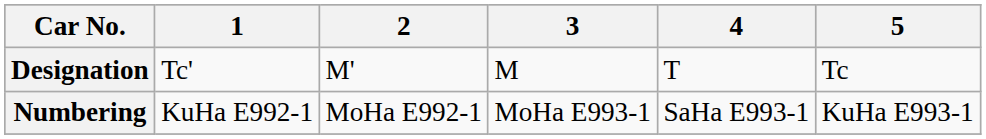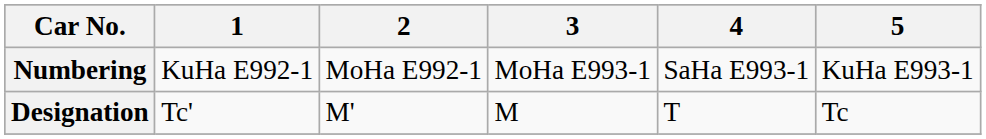rows swapped: (80, 69) <-> (80, 112)
